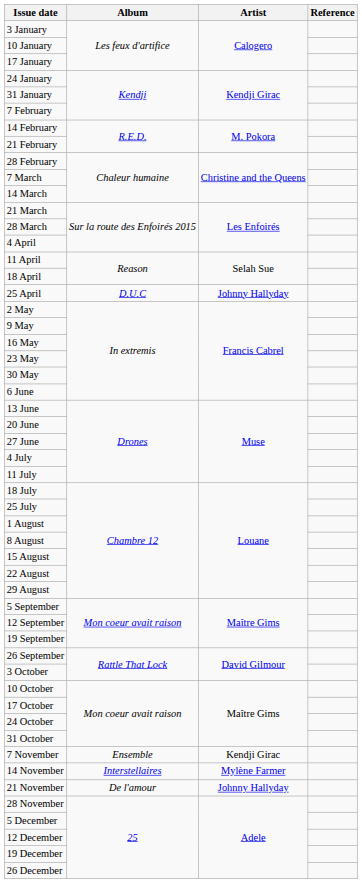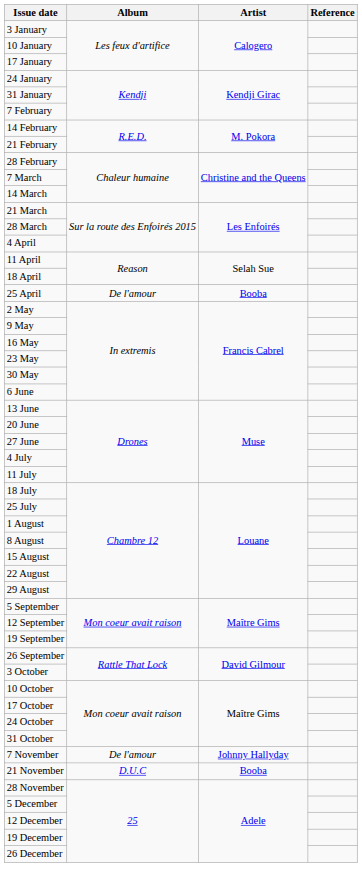(132, 293) D.U.C -> (132, 293) De l'amour
(253, 293) Johnny Hallyday -> (253, 293) Booba
(132, 754) Ensemble -> (132, 754) De l'amour
(253, 754) Kendji Girac -> (253, 754) Johnny Hallyday
- row: (35, 771)
(132, 787) De l'amour -> (132, 771) D.U.C
(253, 787) Johnny Hallyday -> (253, 771) Booba
